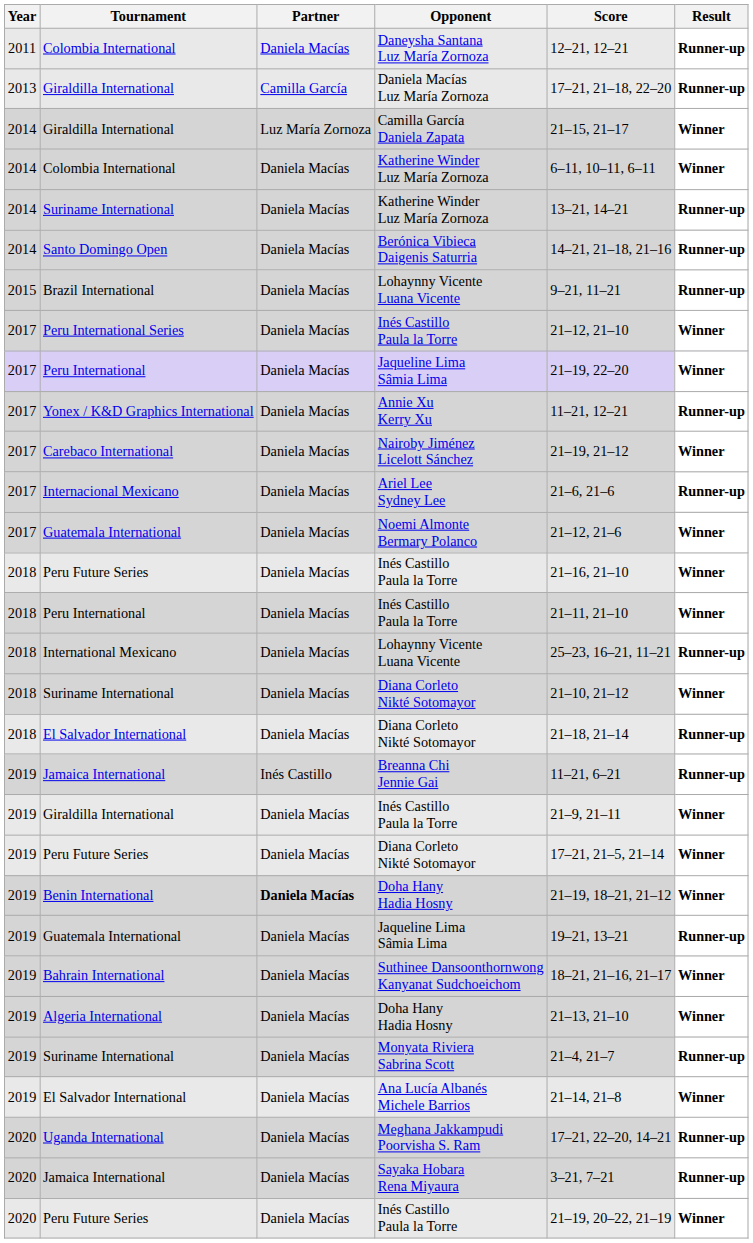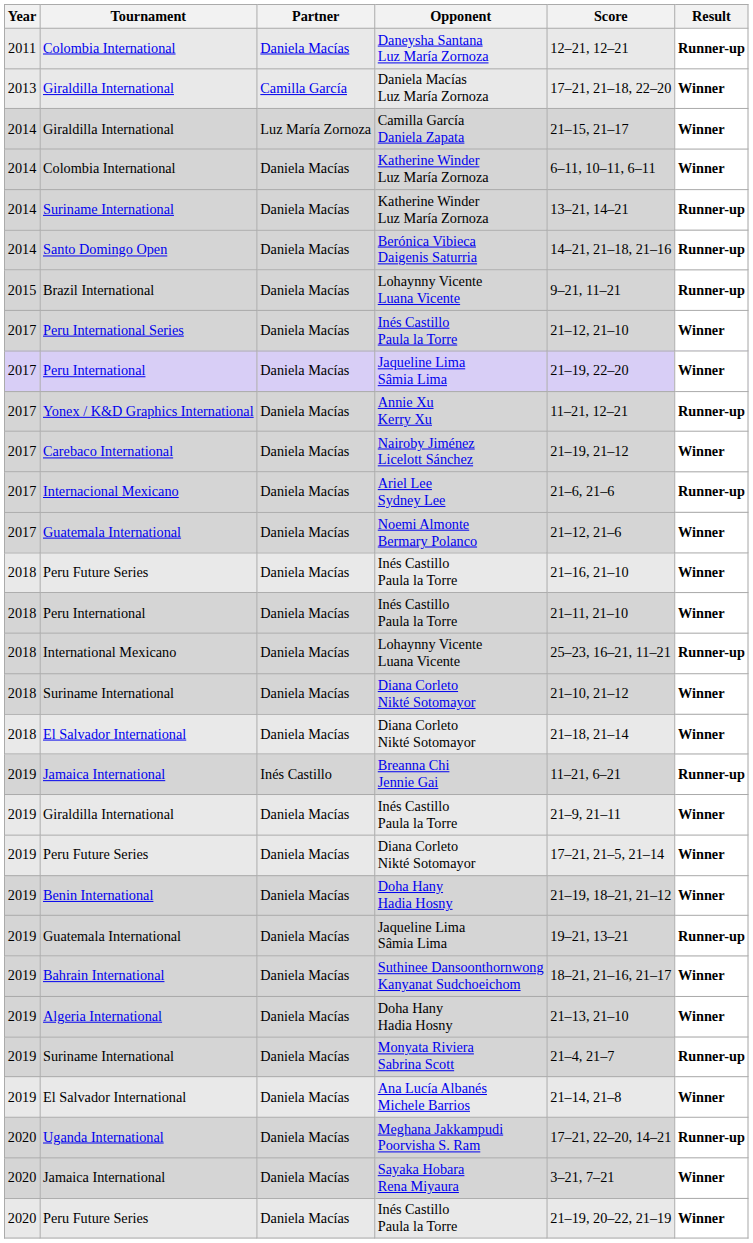(711, 88) Runner-up -> (701, 88) Winner
(711, 734) Runner-up -> (701, 734) Winner
(307, 895) bold -> (305, 895) normal
(711, 1178) Runner-up -> (701, 1178) Winner
